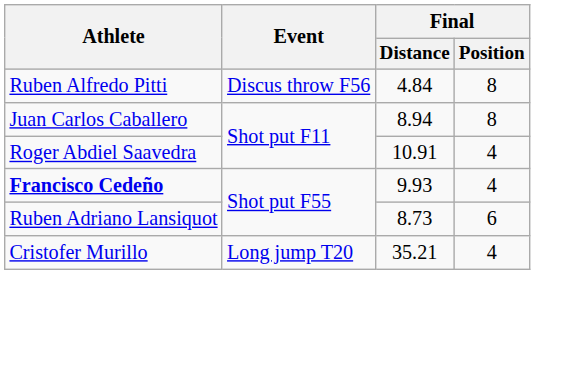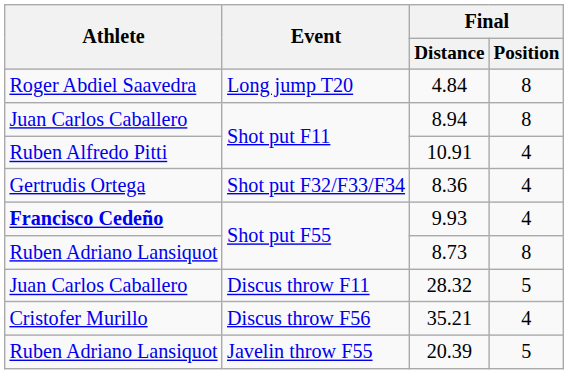(88, 86) Ruben Alfredo Pitti -> (103, 86) Roger Abdiel Saavedra
(299, 86) Discus throw F56 -> (290, 86) Long jump T20
(103, 152) Roger Abdiel Saavedra -> (88, 152) Ruben Alfredo Pitti
+ row: (449, 185)
(492, 219) 6 -> (526, 252) 8
+ row: (449, 285)
(290, 252) Long jump T20 -> (299, 318) Discus throw F56
+ row: (449, 352)
